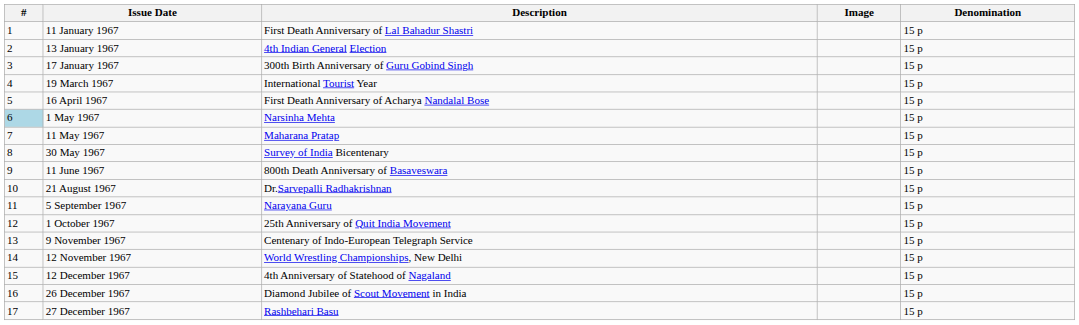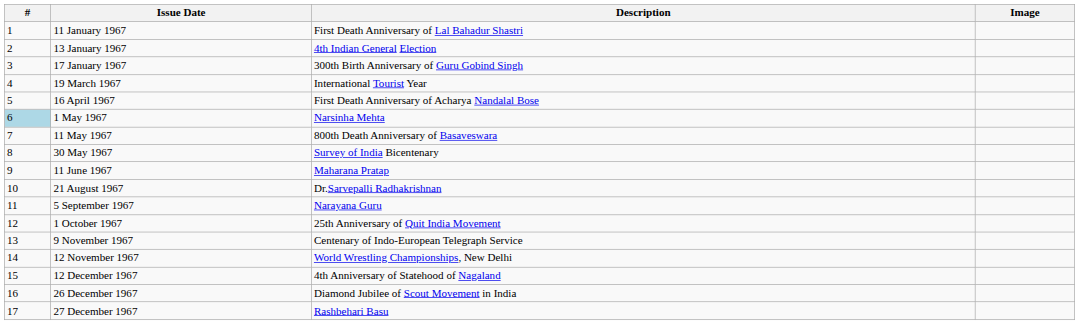- column: (988, 13)
(302, 135) Maharana Pratap -> (406, 135) 800th Death Anniversary of Basaveswara
(356, 170) 800th Death Anniversary of Basaveswara -> (351, 170) Maharana Pratap
